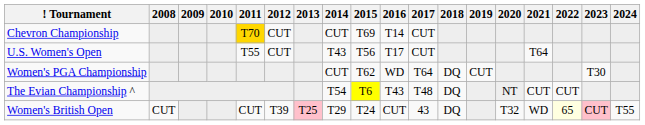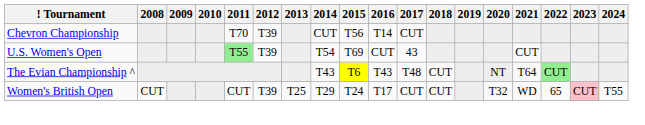(250, 33) gold background -> (239, 33) no background
(279, 33) CUT -> (267, 33) T39
(366, 33) T69 -> (354, 33) T56
(250, 52) no background -> (239, 52) lightgreen background
(279, 52) CUT -> (267, 52) T39
(337, 52) T43 -> (325, 52) T54
(366, 52) T56 -> (354, 52) T69
(394, 52) T17 -> (383, 52) CUT
(423, 52) CUT -> (412, 52) 43
(539, 52) T64 -> (527, 52) CUT
- row: (77, 72)
(337, 91) T54 -> (325, 72) T43
(452, 91) DQ -> (440, 72) CUT
(539, 91) CUT -> (527, 72) T64
(567, 91) no background -> (556, 72) lightgreen background
(308, 110) pink background -> (296, 91) no background
(394, 110) CUT -> (383, 91) T17
(423, 110) 43 -> (412, 91) CUT
(452, 110) DQ -> (440, 91) CUT
(567, 110) lightyellow background -> (556, 91) no background
